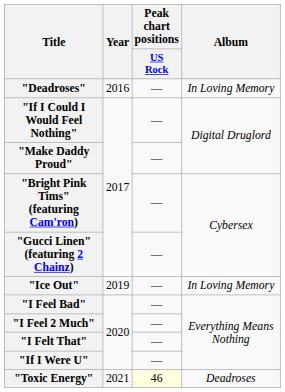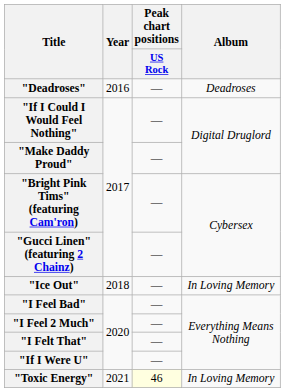(231, 88) In Loving Memory -> (231, 88) Deadroses
(118, 286) 2019 -> (118, 286) 2018
(231, 378) Deadroses -> (231, 378) In Loving Memory
